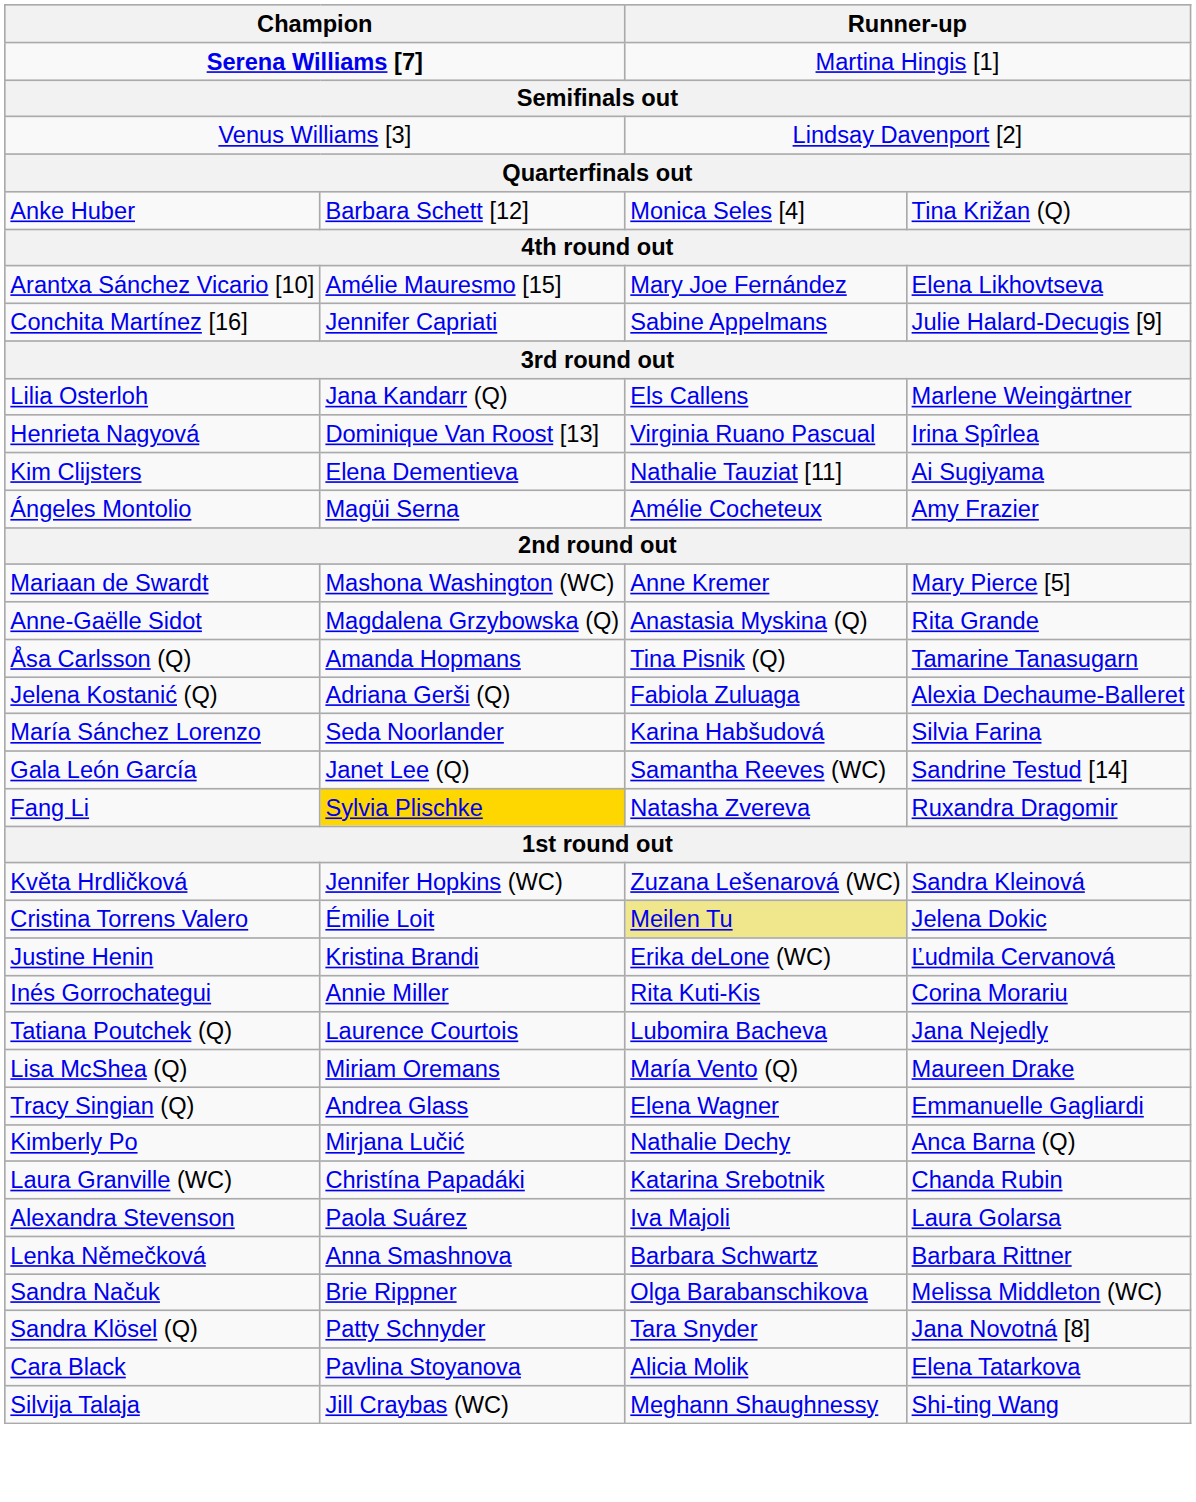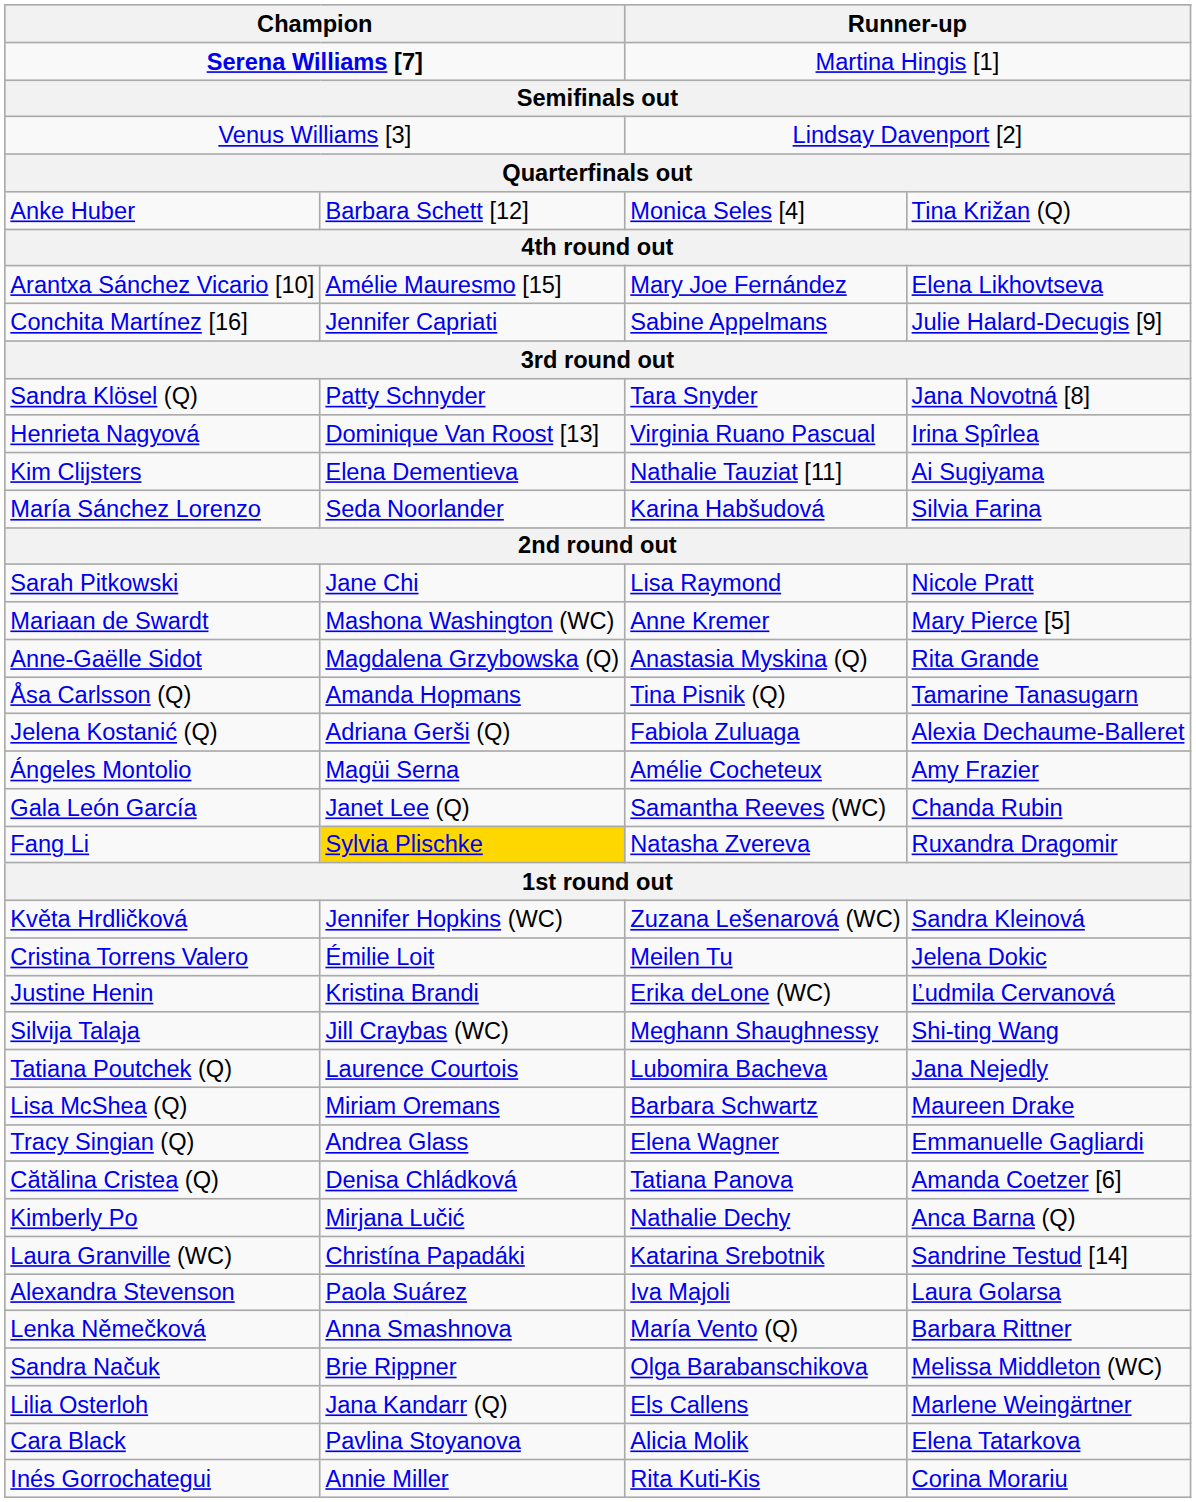rows swapped: (104, 1330) <-> (79, 397)
rows swapped: (101, 509) <-> (136, 733)
+ row: (94, 584)
(1020, 770) Sandrine Testud [14] -> (987, 807) Chanda Rubin
(681, 919) khaki background -> (681, 957) no background
rows swapped: (75, 1404) <-> (111, 994)
(714, 1069) María Vento (Q) -> (724, 1106) Barbara Schwartz
+ row: (115, 1180)
(987, 1180) Chanda Rubin -> (1020, 1255) Sandrine Testud [14]
(724, 1255) Barbara Schwartz -> (714, 1330) María Vento (Q)
